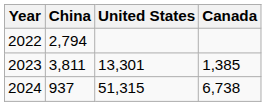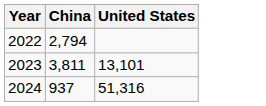- column: (230, 16)
(121, 64) 13,301 -> (121, 64) 13,101
(121, 88) 51,315 -> (121, 88) 51,316
